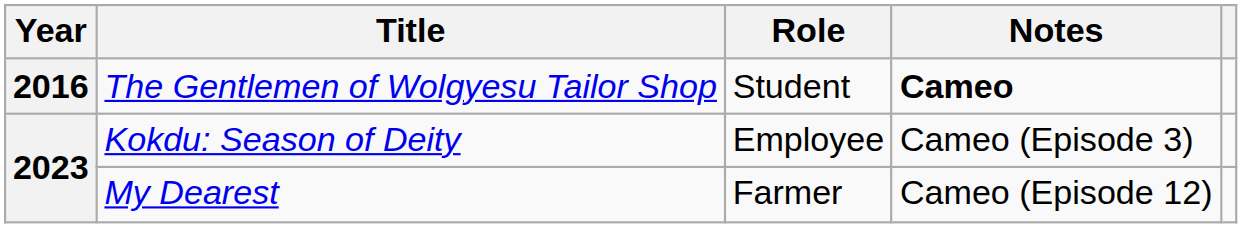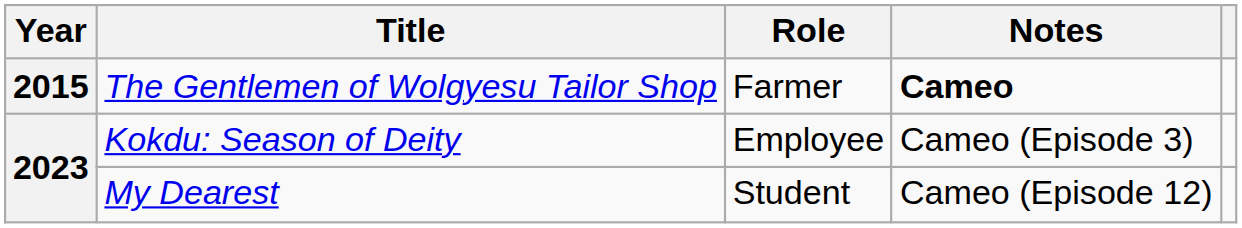(51, 85) 2016 -> (51, 85) 2015
(791, 85) Student -> (788, 85) Farmer
(788, 193) Farmer -> (791, 193) Student
